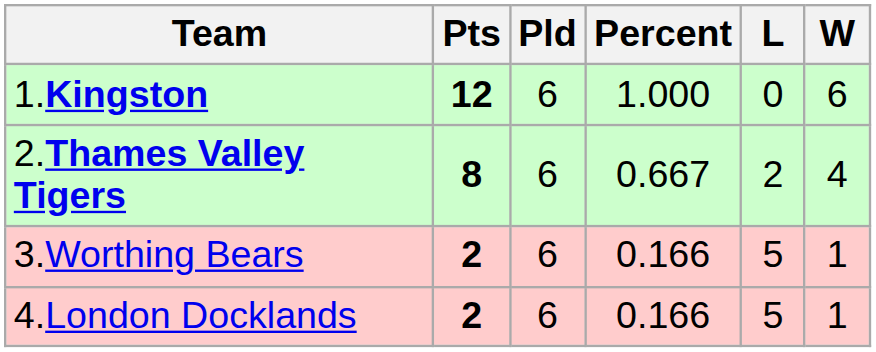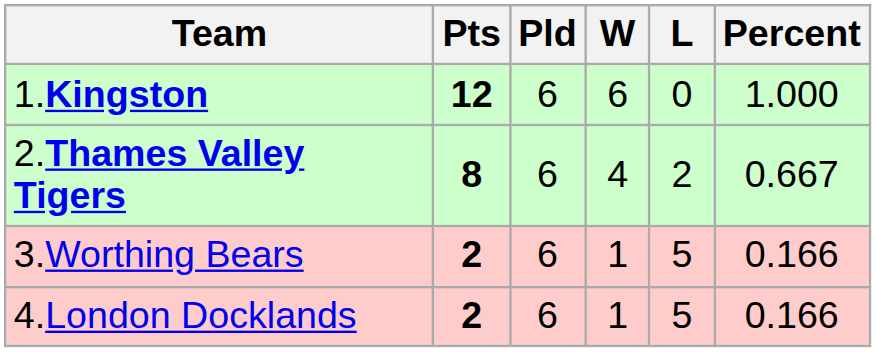columns swapped: (837, 34) <-> (663, 34)
